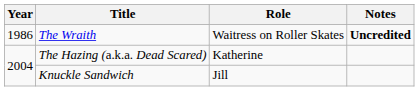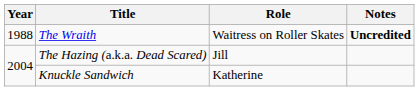(20, 34) 1986 -> (20, 34) 1988
(238, 55) Katherine -> (220, 55) Jill
(220, 75) Jill -> (238, 75) Katherine
